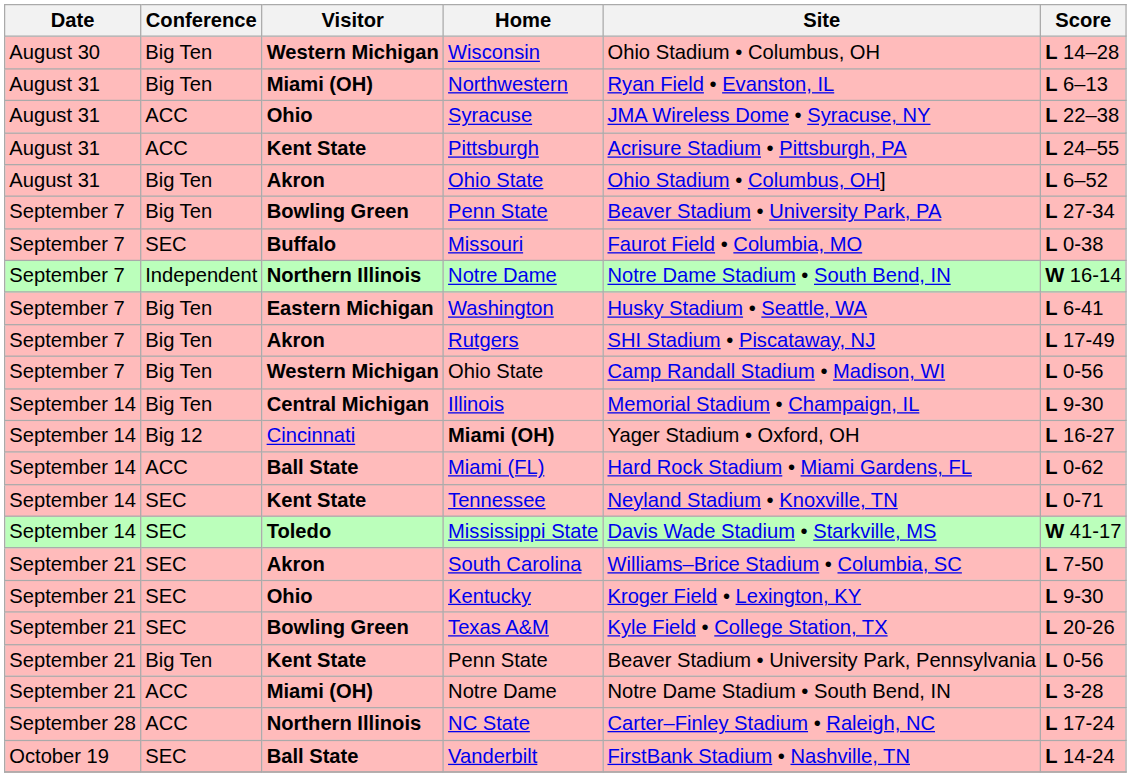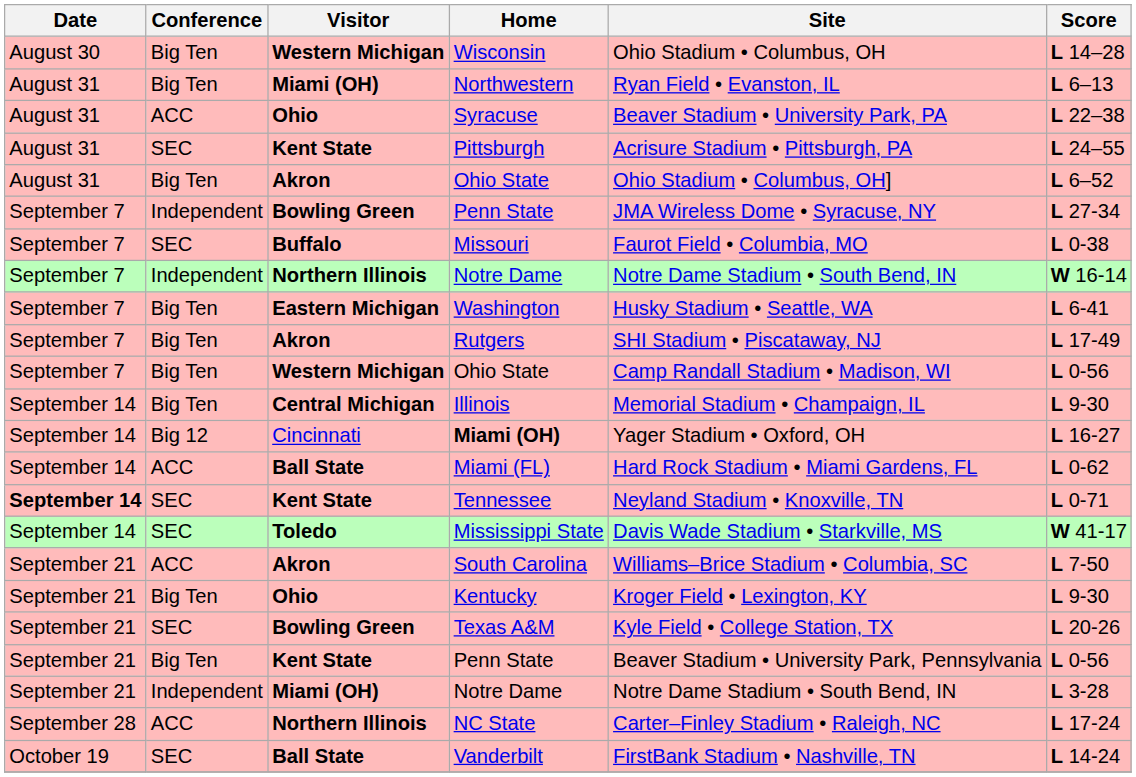(769, 116) JMA Wireless Dome • Syracuse, NY -> (780, 116) Beaver Stadium • University Park, PA
(167, 148) ACC -> (172, 148) SEC
(179, 212) Big Ten -> (207, 212) Independent
(774, 212) Beaver Stadium • University Park, PA -> (775, 212) JMA Wireless Dome • Syracuse, NY
(73, 500) normal -> (75, 500) bold
(166, 564) SEC -> (172, 564) ACC
(166, 595) SEC -> (184, 595) Big Ten
(167, 691) ACC -> (207, 691) Independent
